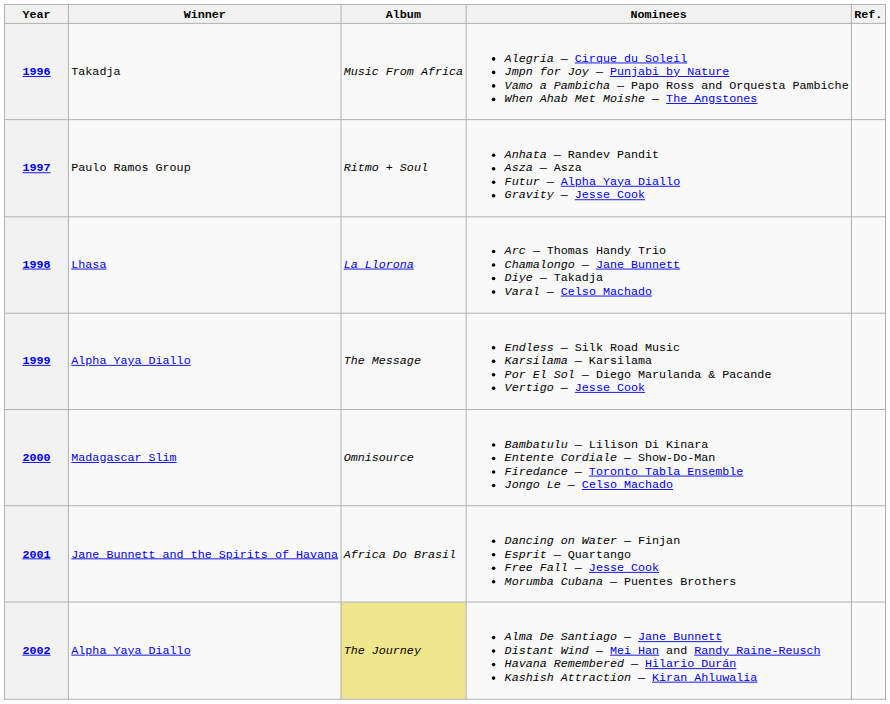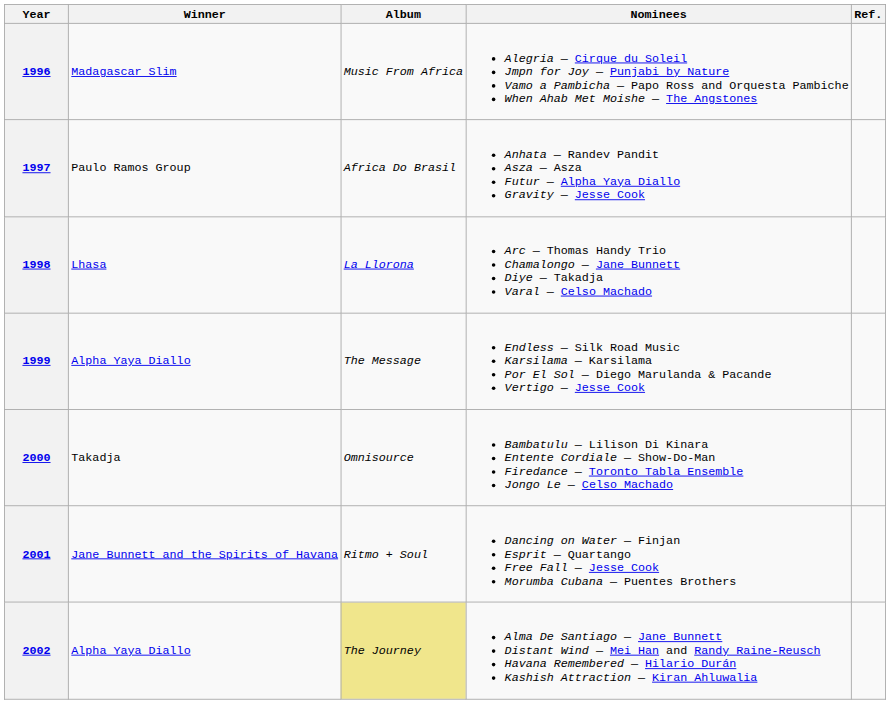(96, 72) Takadja -> (124, 72) Madagascar Slim
(386, 168) Ritmo + Soul -> (400, 168) Africa Do Brasil
(124, 458) Madagascar Slim -> (96, 458) Takadja
(400, 554) Africa Do Brasil -> (386, 554) Ritmo + Soul
